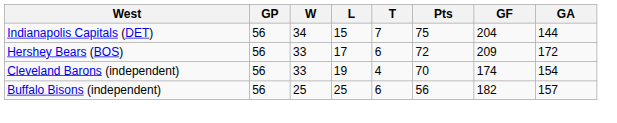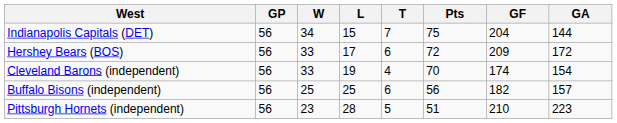+ row: (96, 109)
